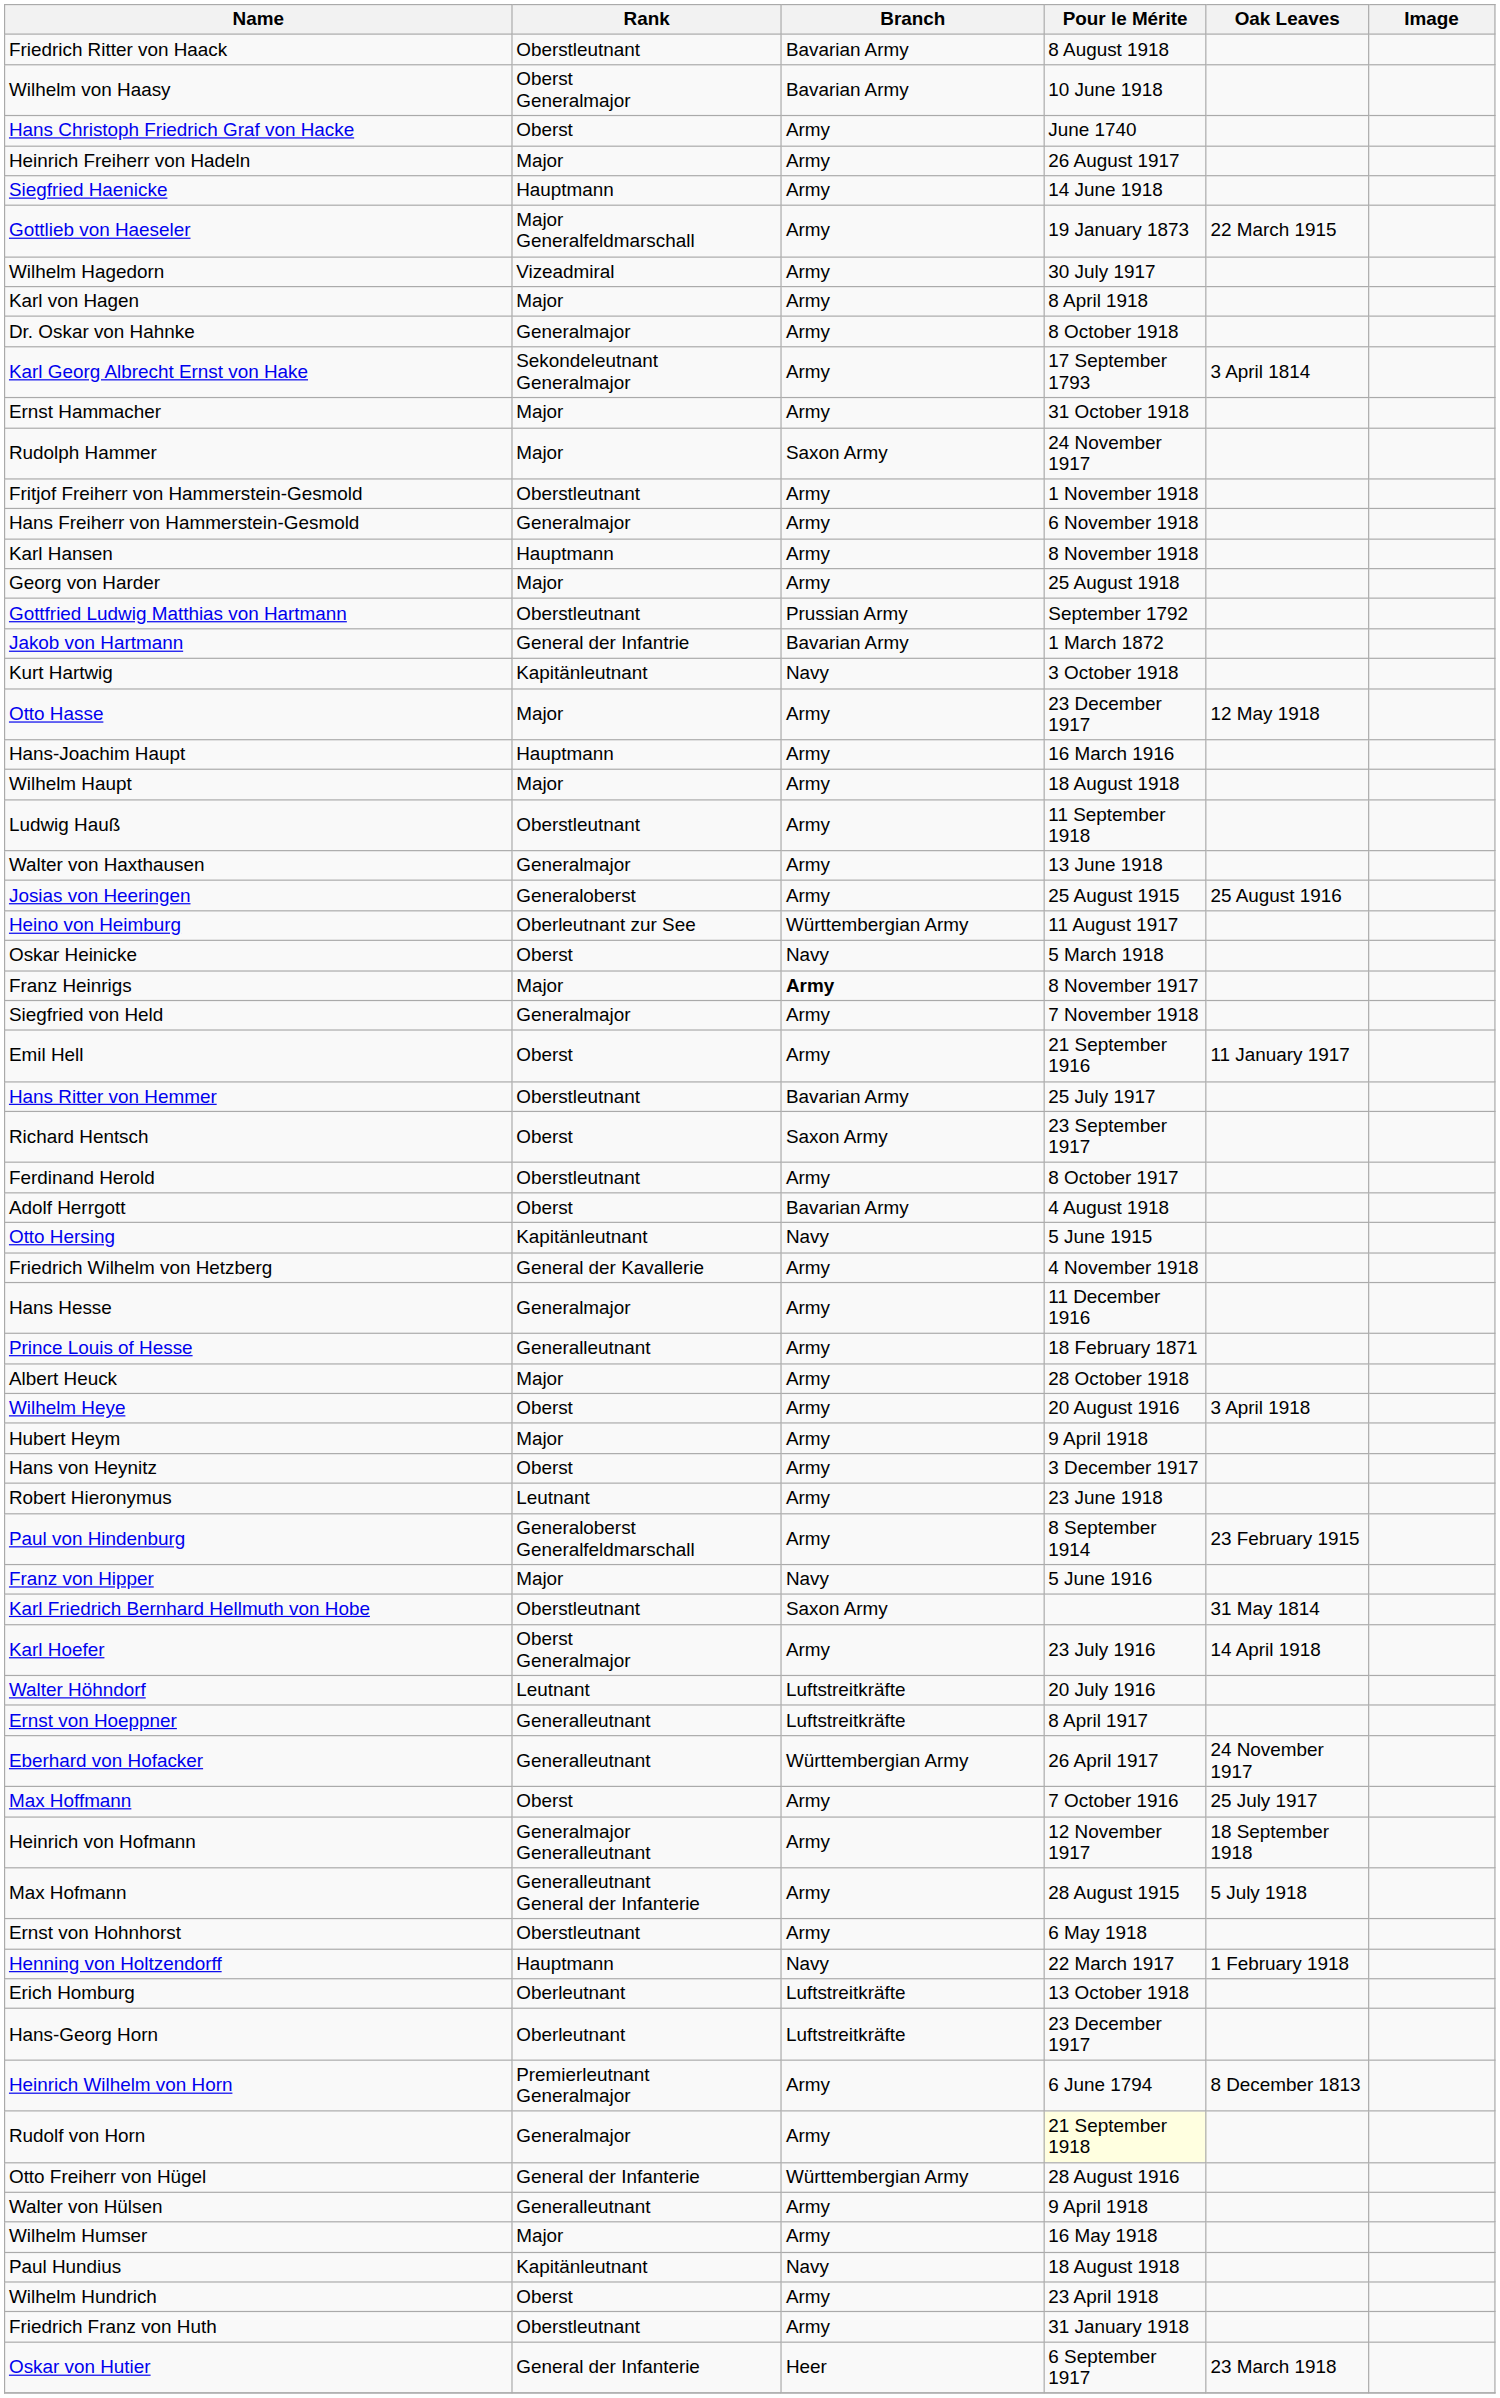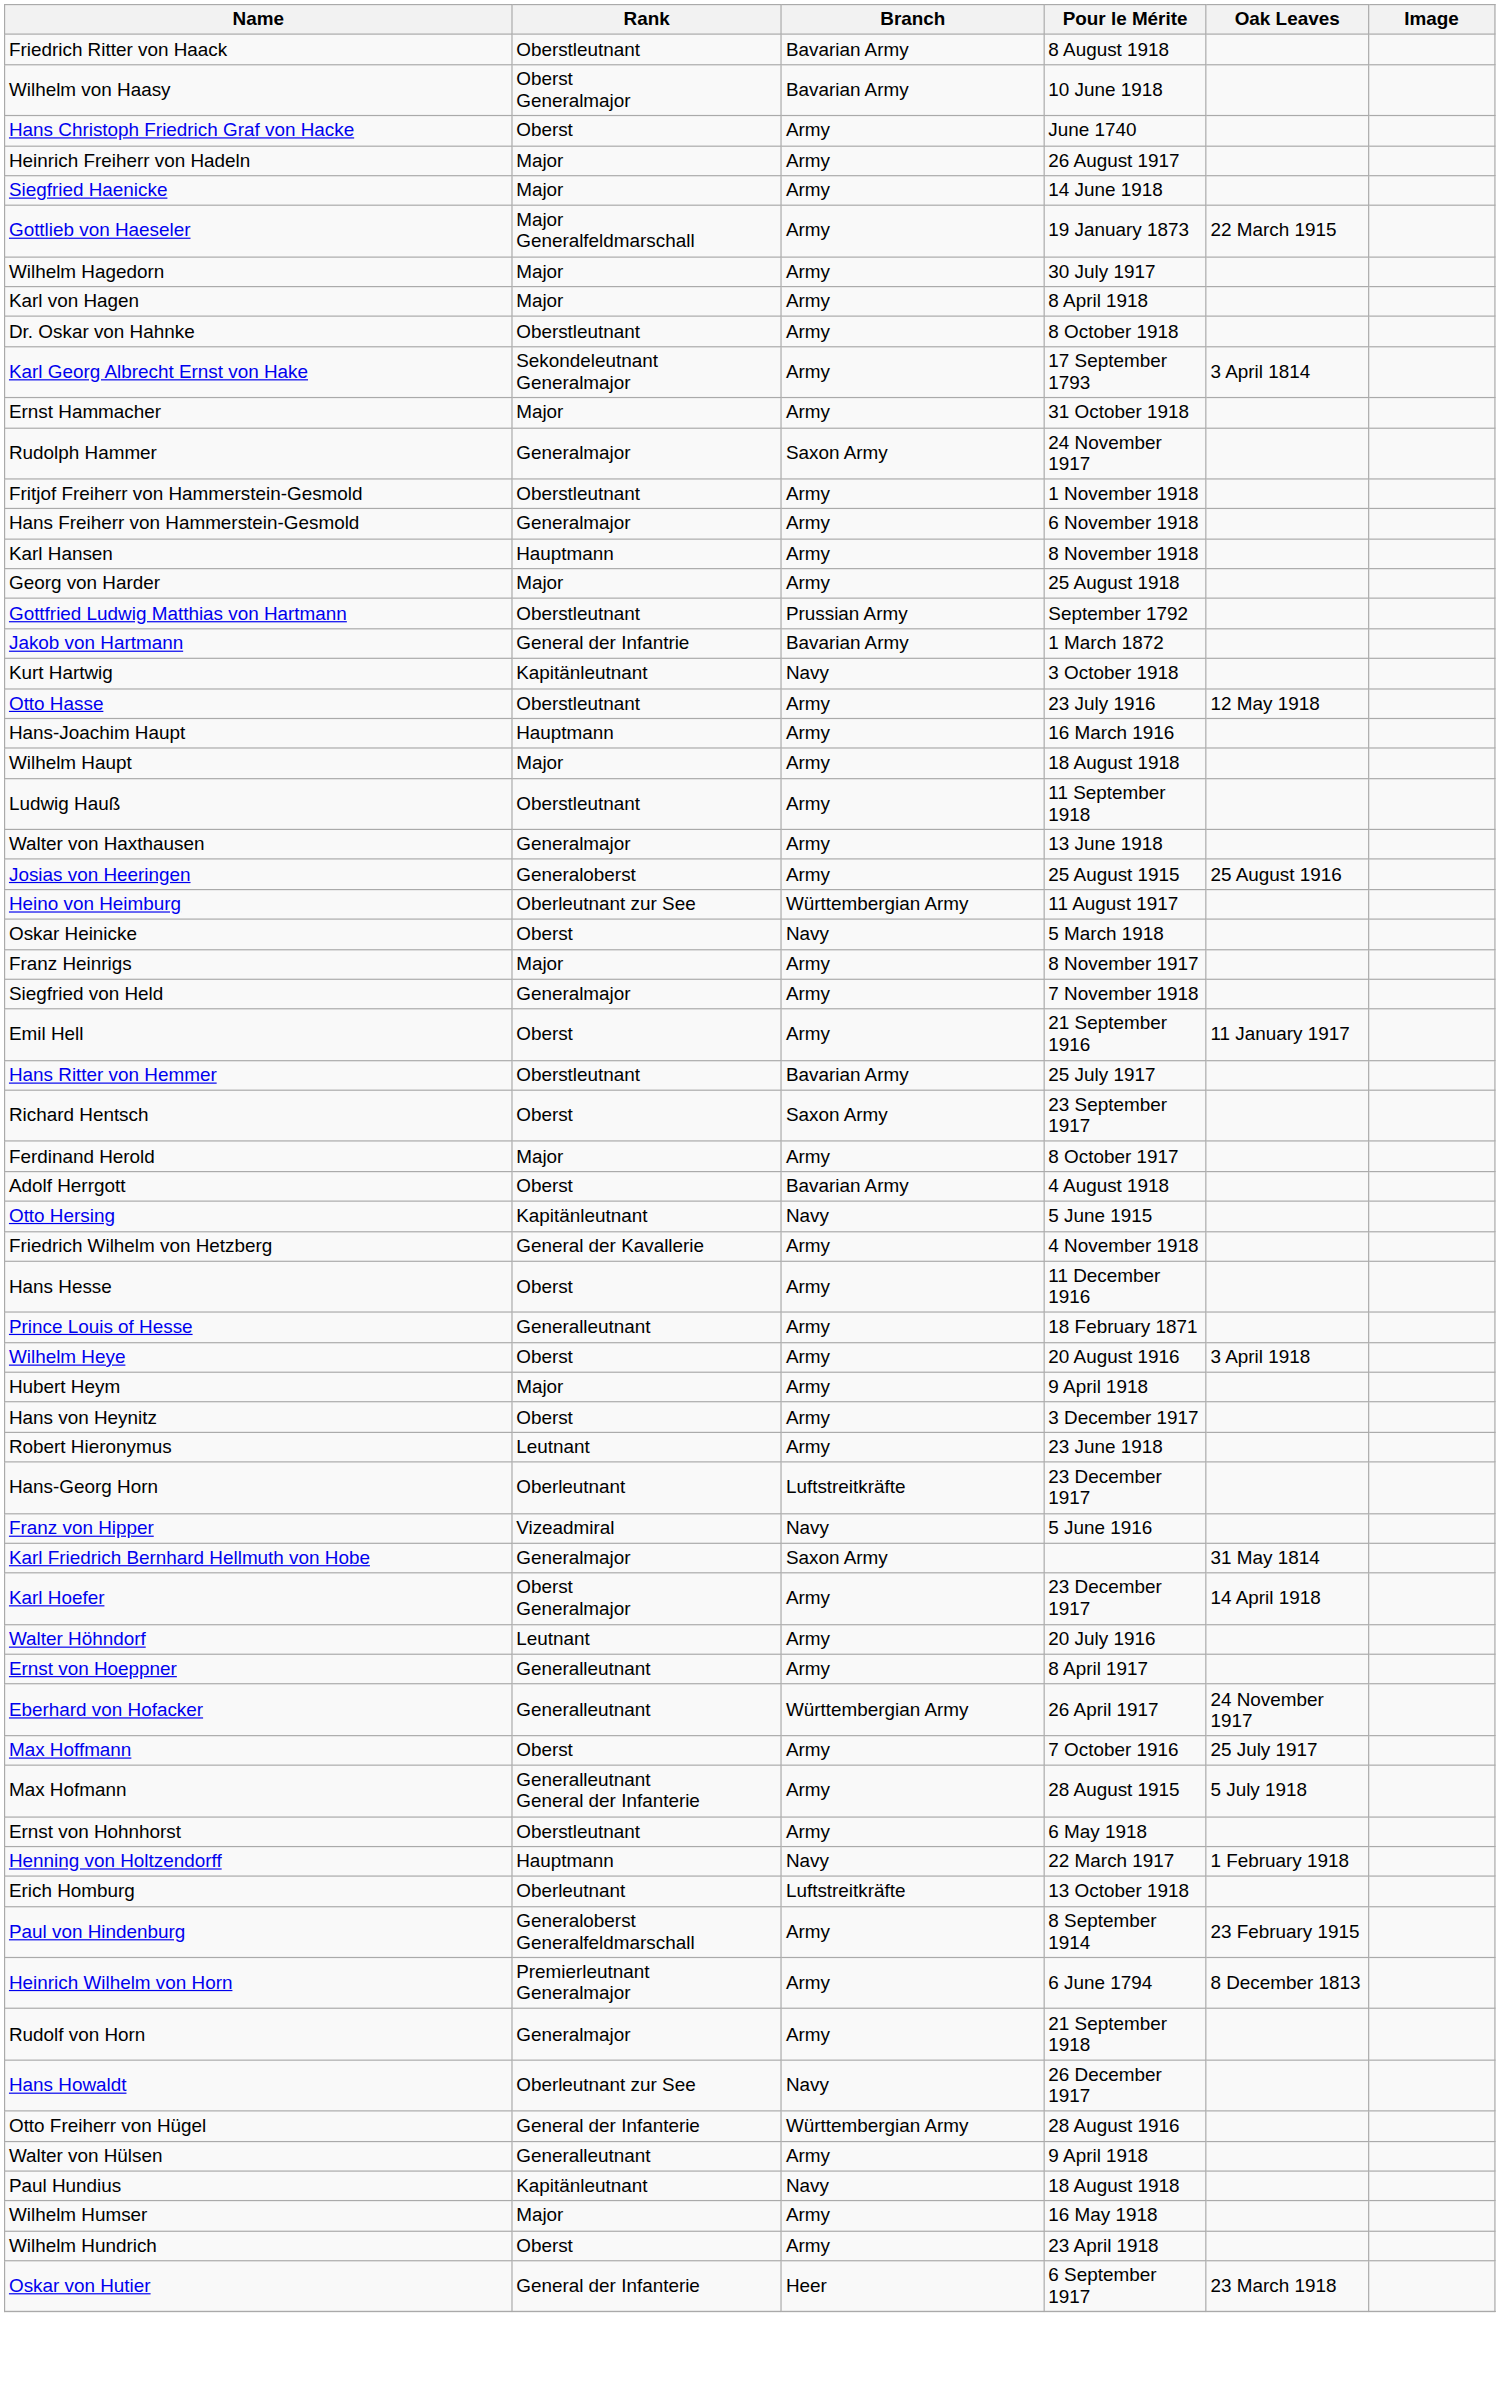(565, 190) Hauptmann -> (540, 190) Major
(565, 271) Vizeadmiral -> (540, 271) Major
(573, 331) Generalmajor -> (578, 331) Oberstleutnant
(540, 453) Major -> (573, 453) Generalmajor
(540, 713) Major -> (578, 703) Oberstleutnant
(1105, 713) 23 December 1917 -> (1102, 703) 23 July 1916
(810, 985) bold -> (808, 964) normal
(578, 1177) Oberstleutnant -> (540, 1156) Major
(573, 1307) Generalmajor -> (545, 1286) Oberst
- row: (63, 1378)
rows swapped: (97, 1538) <-> (83, 2034)
(540, 1579) Major -> (565, 1528) Vizeadmiral
(578, 1609) Oberstleutnant -> (573, 1558) Generalmajor
(1102, 1649) 23 July 1916 -> (1105, 1598) 23 December 1917
(846, 1690) Luftstreitkräfte -> (808, 1639) Army
(846, 1720) Luftstreitkräfte -> (808, 1669) Army
- row: (102, 1841)
(1108, 2136) lightyellow background -> (1108, 2034) no background
+ row: (68, 2085)
rows swapped: (78, 2236) <-> (65, 2266)
- row: (113, 2326)
